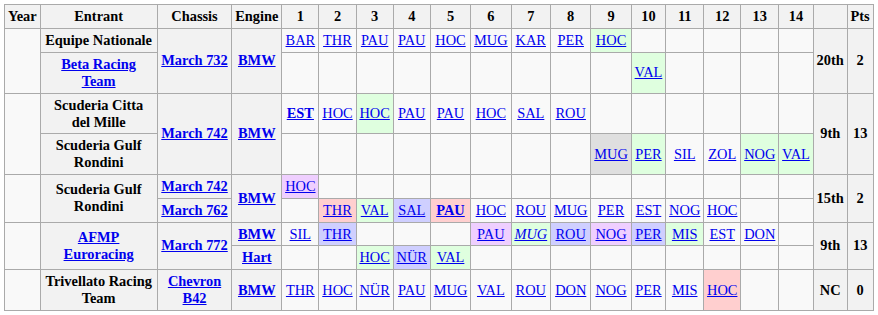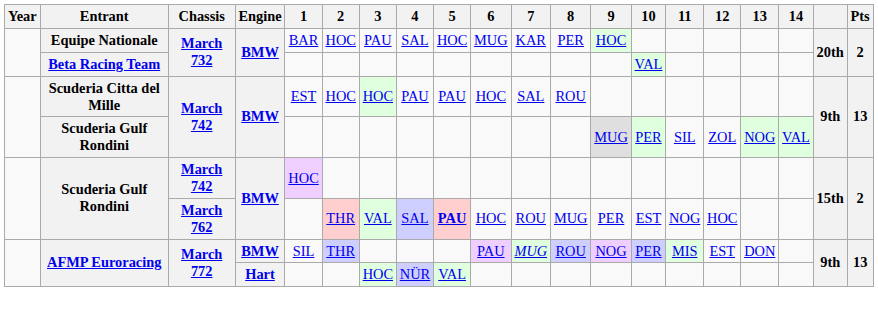(337, 40) THR -> (341, 40) HOC
(412, 40) PAU -> (415, 40) SAL
(300, 113) bold -> (304, 96) normal
- row: (99, 290)
